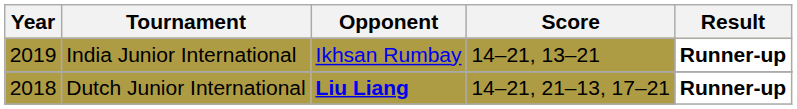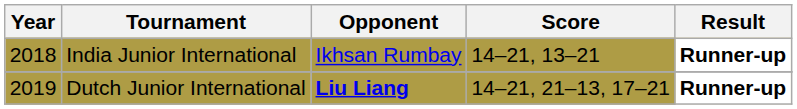(33, 55) 2019 -> (33, 55) 2018
(33, 88) 2018 -> (33, 88) 2019
